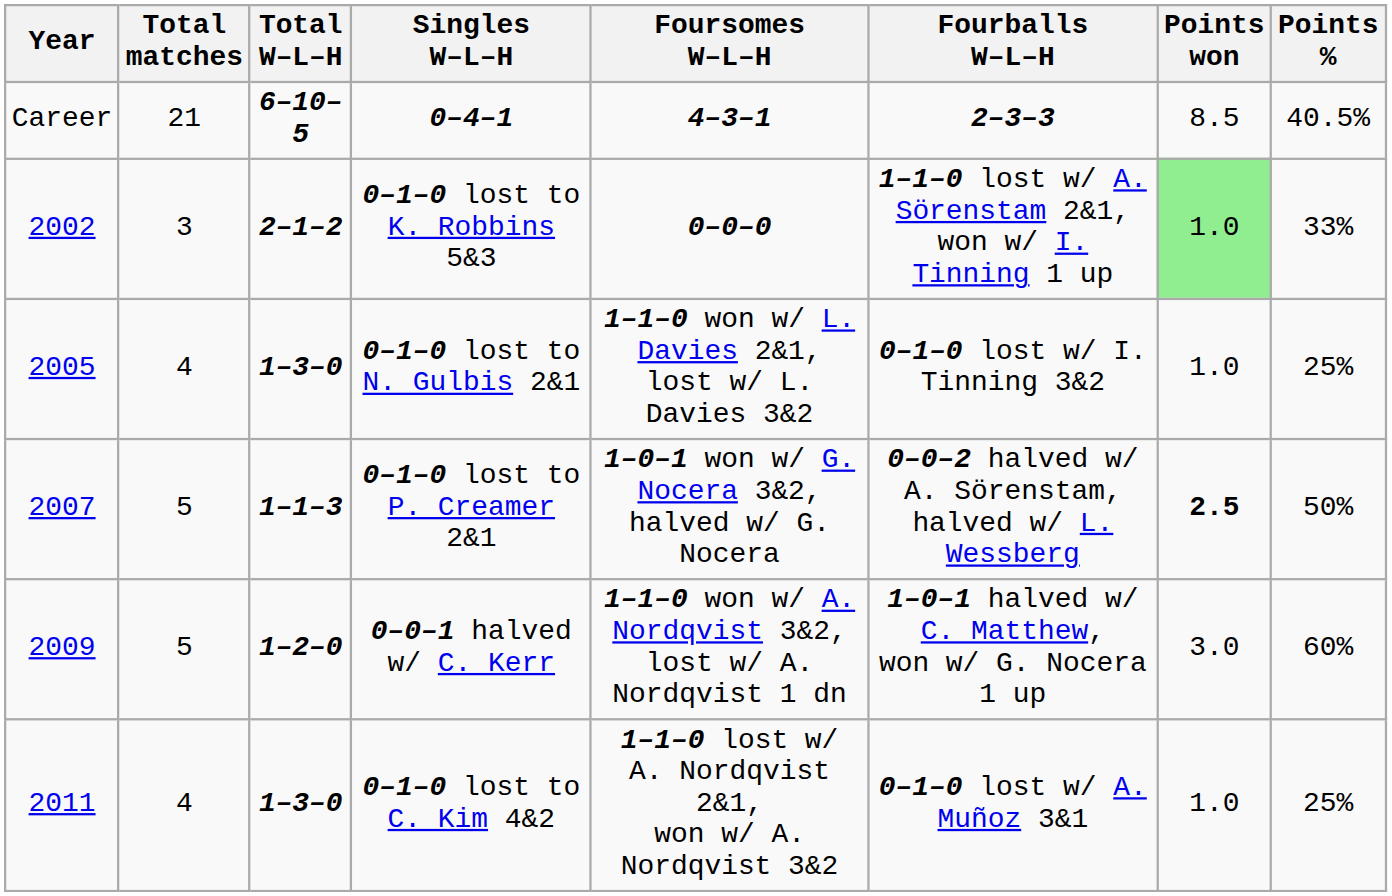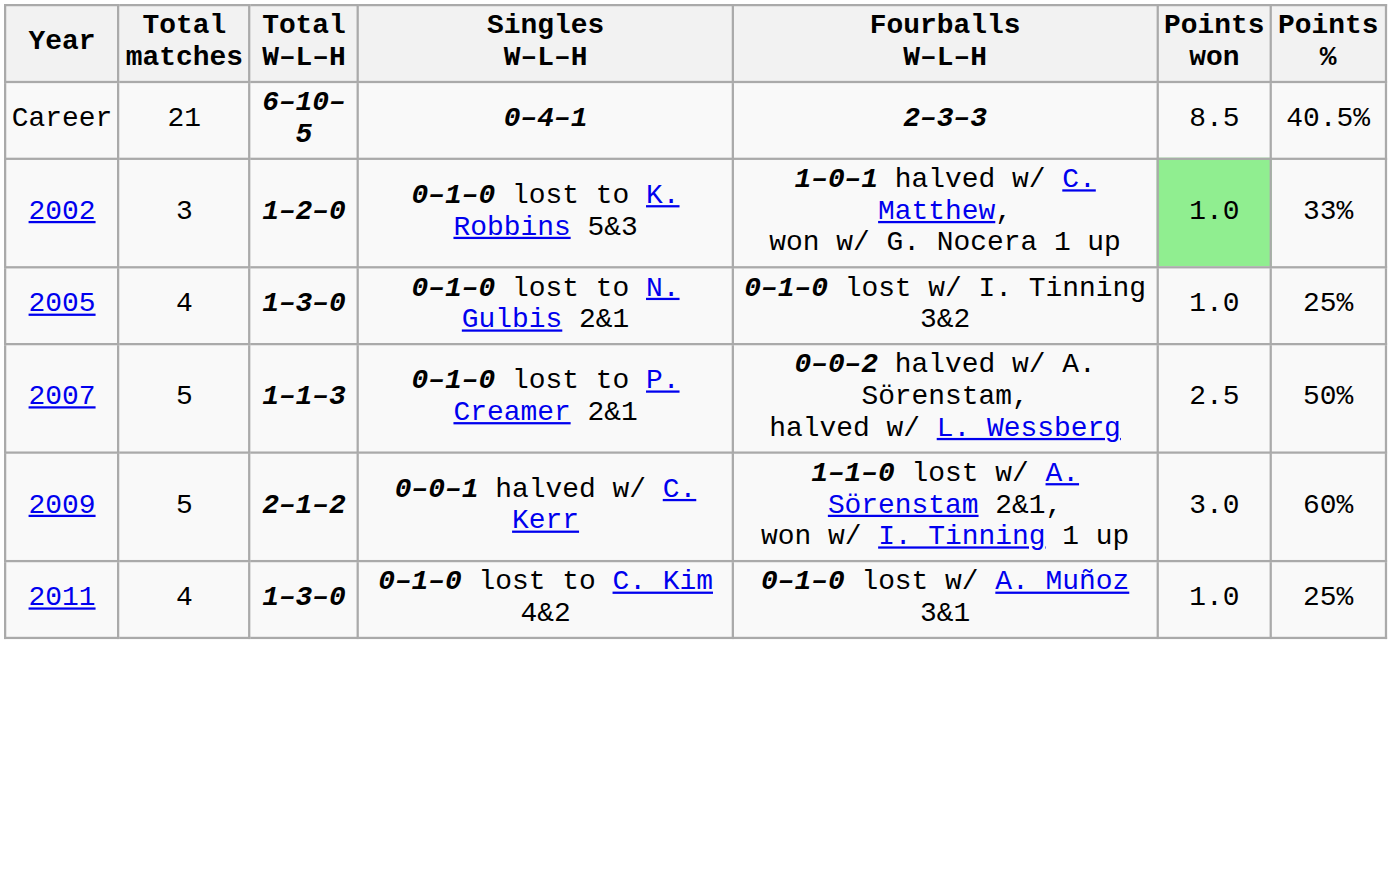- column: (730, 44)
(301, 229) 2–1–2 -> (304, 213) 1–2–0
(1013, 229) 1–1–0 lost w/ A. Sörenstam 2&1, won w/ I. Tinning 1 up -> (945, 213) 1–0–1 halved w/ C. Matthew, won w/ G. Nocera 1 up
(1214, 509) bold -> (1214, 398) normal
(301, 649) 1–2–0 -> (304, 506) 2–1–2
(1013, 649) 1–0–1 halved w/ C. Matthew, won w/ G. Nocera 1 up -> (945, 506) 1–1–0 lost w/ A. Sörenstam 2&1, won w/ I. Tinning 1 up
